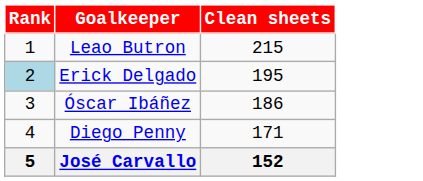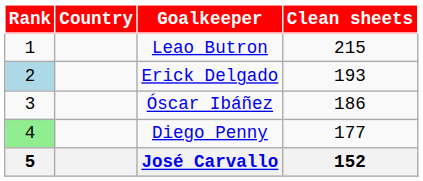+ column: (96, 19)
(268, 76) 195 -> (350, 76) 193
(30, 133) no background -> (30, 133) lightgreen background
(268, 133) 171 -> (350, 133) 177
